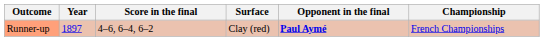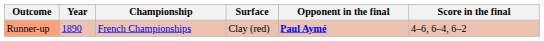columns swapped: (474, 12) <-> (161, 12)
(72, 28) 1897 -> (72, 28) 1890
